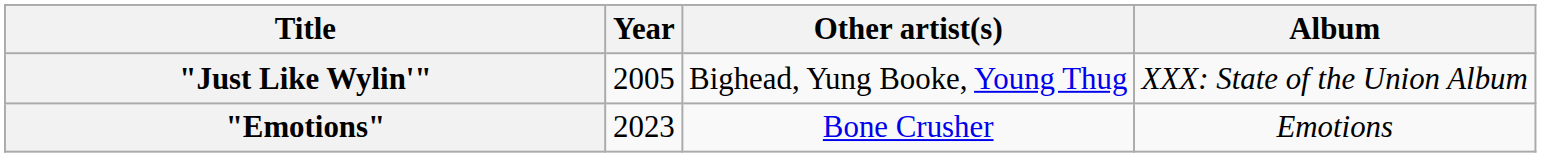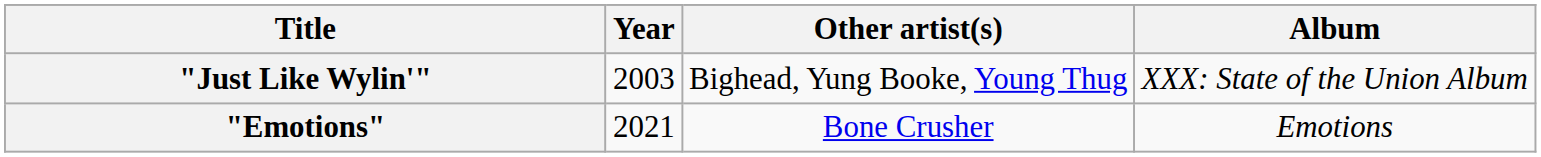(644, 77) 2005 -> (644, 77) 2003
(644, 126) 2023 -> (644, 126) 2021
